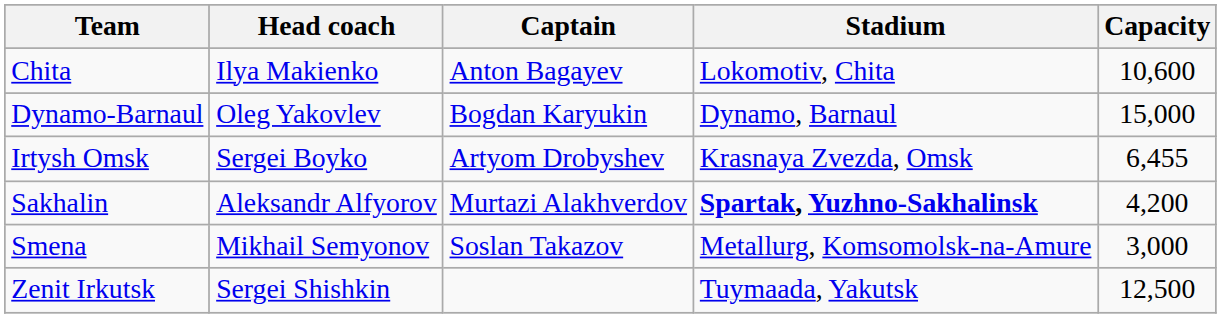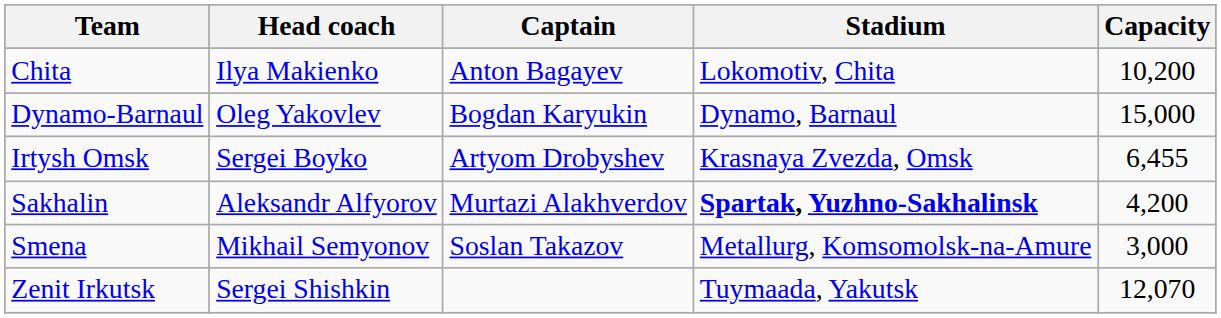(1157, 70) 10,600 -> (1157, 70) 10,200
(1157, 289) 12,500 -> (1157, 289) 12,070
